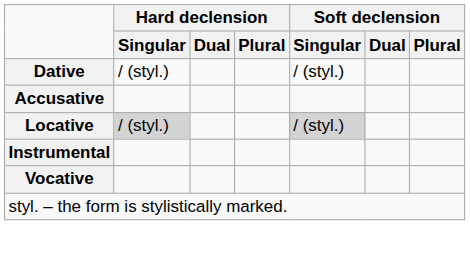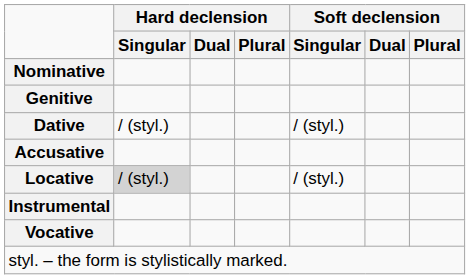+ row: (59, 71)
+ row: (59, 98)
(319, 125) lightgrey background -> (319, 179) no background
